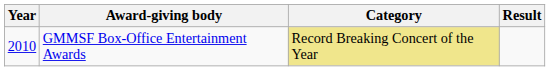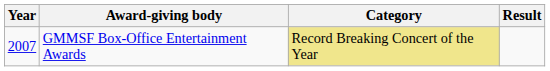(22, 46) 2010 -> (22, 46) 2007
